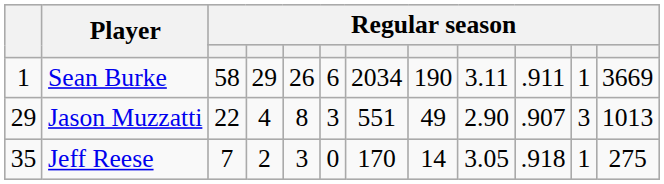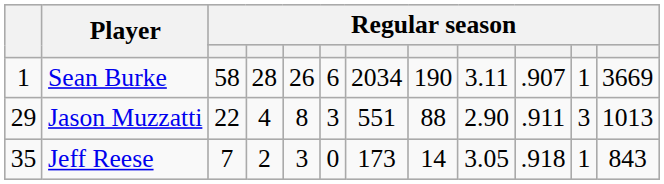(264, 77) 29 -> (264, 77) 28
(543, 77) .911 -> (543, 77) .907
(433, 117) 49 -> (433, 117) 88
(543, 117) .907 -> (543, 117) .911
(377, 158) 170 -> (377, 158) 173
(628, 158) 275 -> (628, 158) 843
